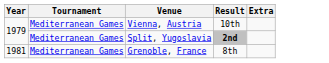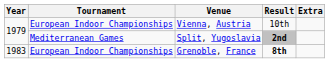(77, 24) Mediterranean Games -> (101, 24) European Indoor Championships
(16, 51) 1981 -> (16, 51) 1983
(77, 51) Mediterranean Games -> (101, 51) European Indoor Championships
(230, 51) normal -> (279, 51) bold
